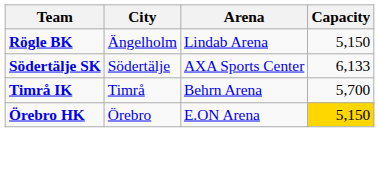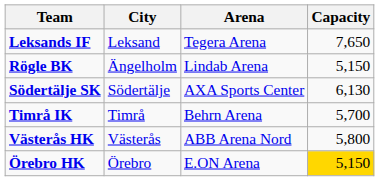+ row: (50, 41)
(353, 65) 6,133 -> (353, 90) 6,130
+ row: (51, 138)
